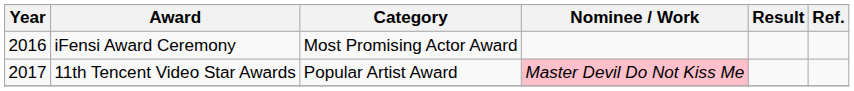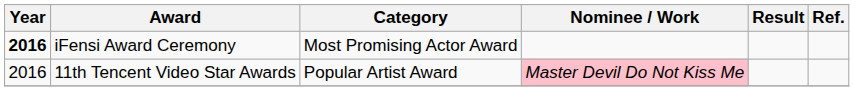(28, 45) normal -> (28, 45) bold
(28, 72) 2017 -> (28, 72) 2016
